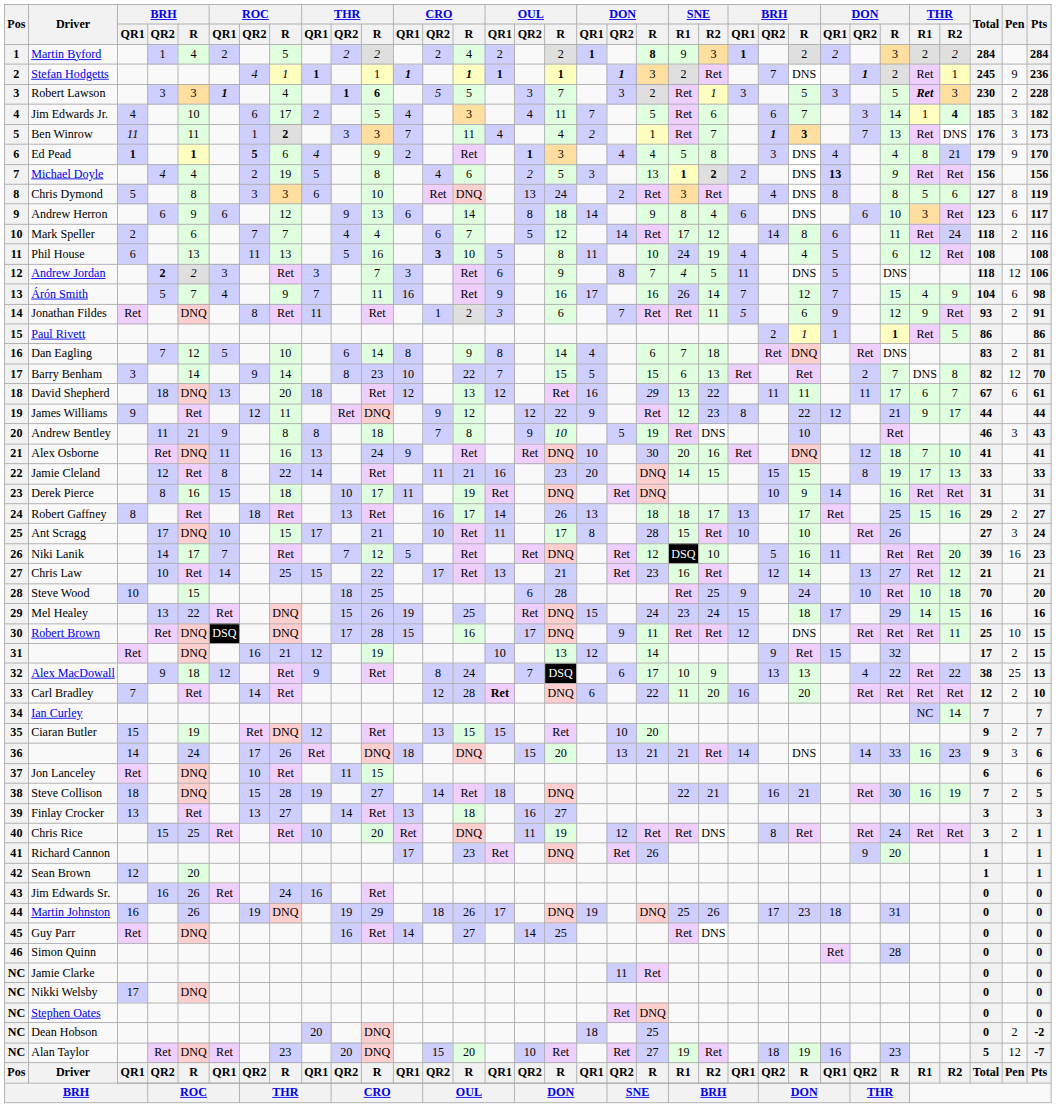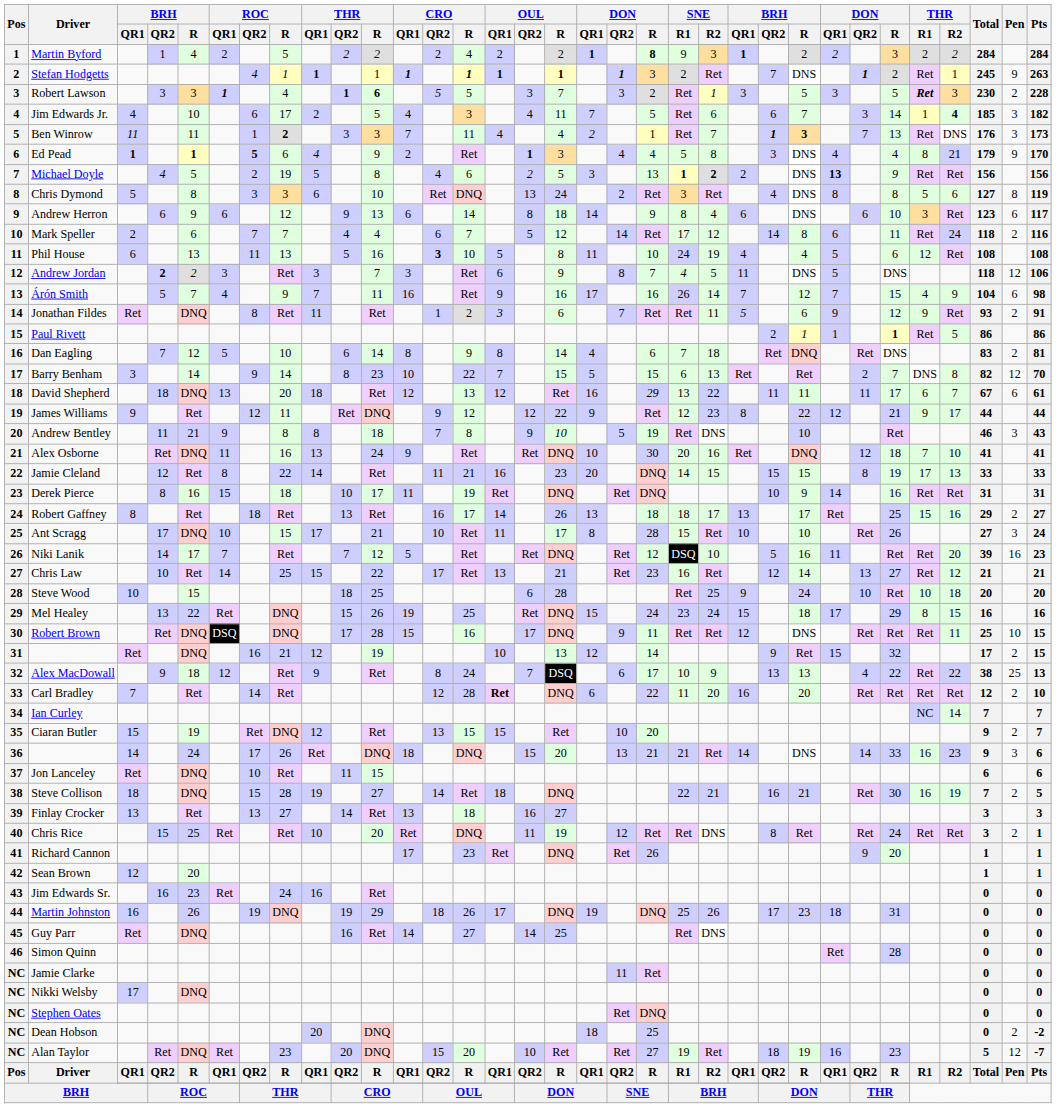(1039, 73) 236 -> (1039, 73) 263
(194, 173) 4 -> (194, 173) 5
(986, 593) 70 -> (986, 593) 20
(925, 613) 14 -> (925, 613) 8
(194, 892) 26 -> (194, 892) 23
